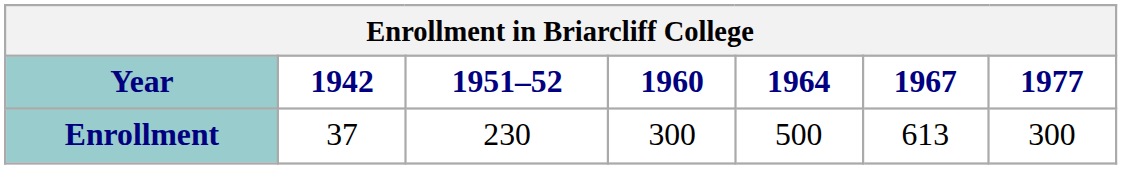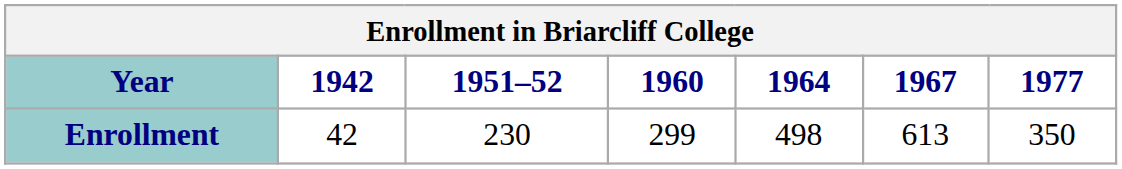(342, 135) 37 -> (342, 135) 42
(672, 135) 300 -> (672, 135) 299
(799, 135) 500 -> (799, 135) 498
(1052, 135) 300 -> (1052, 135) 350
